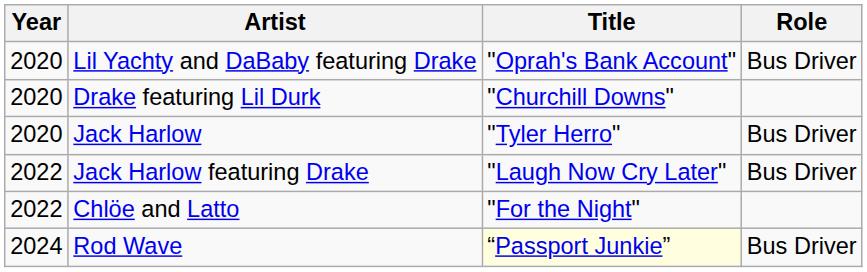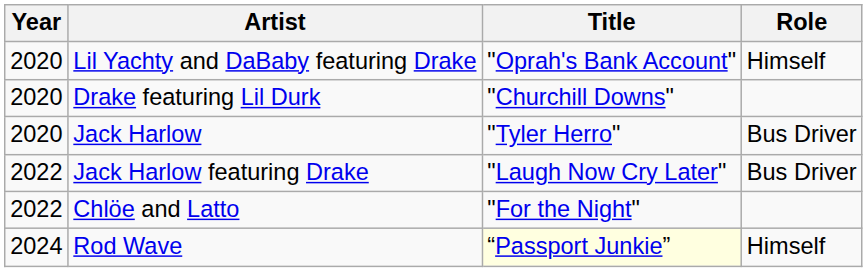(802, 60) Bus Driver -> (786, 60) Himself
(802, 246) Bus Driver -> (786, 246) Himself
